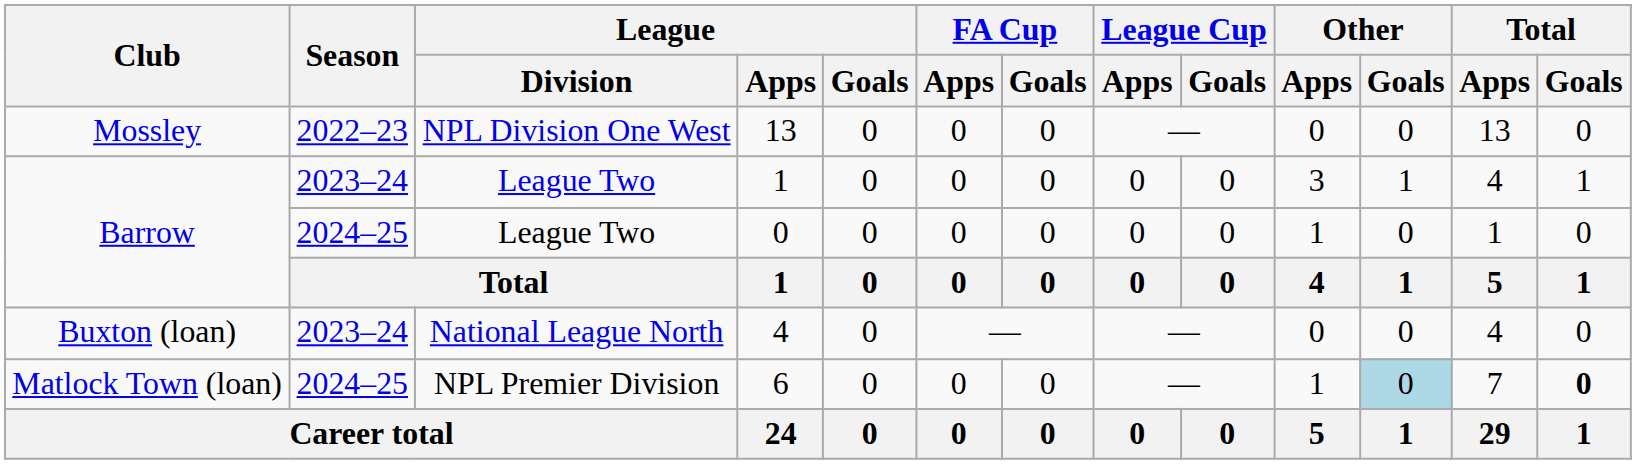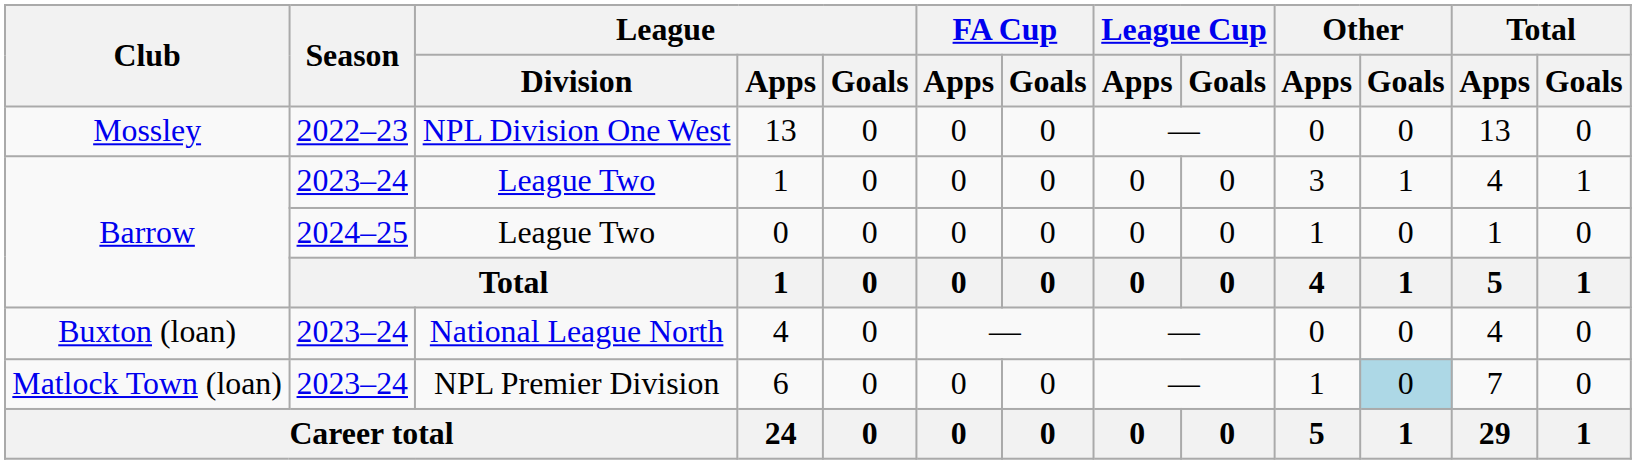(352, 383) 2024–25 -> (352, 383) 2023–24
(1584, 383) bold -> (1584, 383) normal
